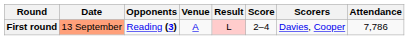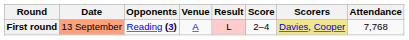(312, 27) no background -> (312, 27) khaki background
(376, 27) 7,786 -> (376, 27) 7,768
